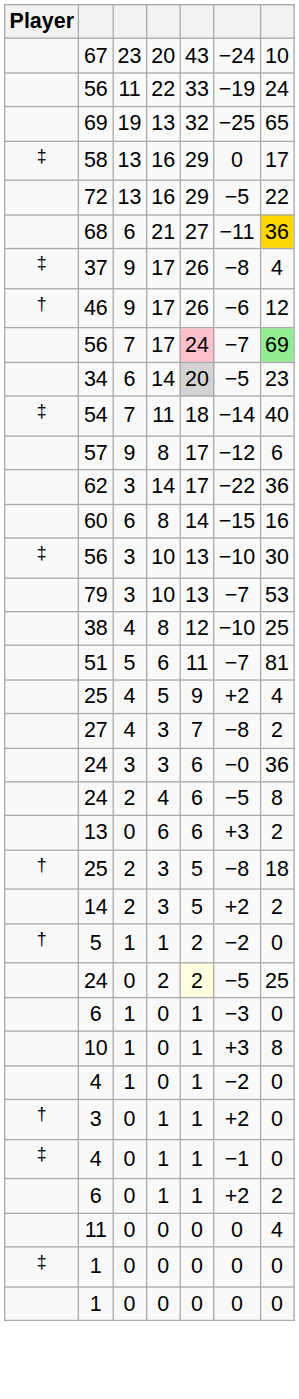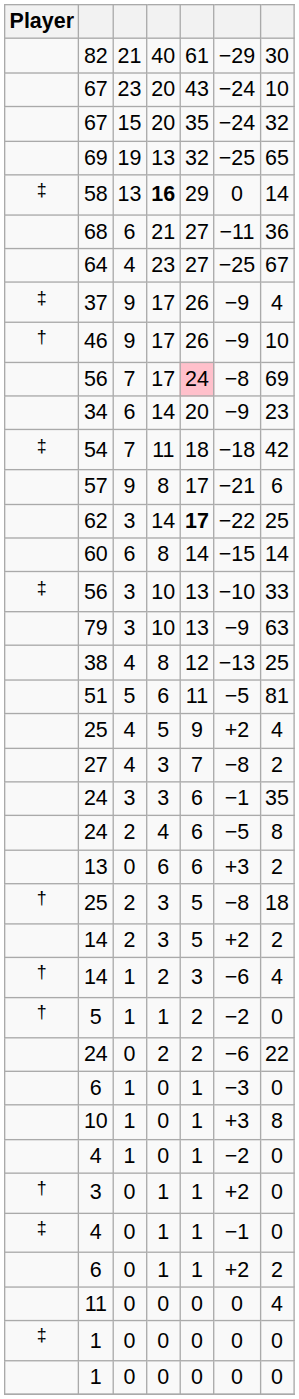+ row: (96, 55)
+ row: (96, 123)
- row: (96, 89)
(163, 160) normal -> (163, 194) bold
(277, 160) 17 -> (277, 194) 14
- row: (96, 197)
(277, 231) gold background -> (277, 231) no background
+ row: (96, 265)
(237, 268) −8 -> (237, 302) −9
(237, 308) −6 -> (237, 342) −9
(277, 308) 12 -> (277, 342) 10
(237, 344) −7 -> (237, 378) −8
(277, 344) lightgreen background -> (277, 378) no background
(197, 378) lightgrey background -> (197, 412) no background
(237, 378) −5 -> (237, 412) −9
(237, 415) −14 -> (237, 449) −18
(277, 415) 40 -> (277, 449) 42
(237, 452) −12 -> (237, 486) −21
(197, 486) normal -> (197, 520) bold
(277, 486) 36 -> (277, 520) 25
(277, 520) 16 -> (277, 554) 14
(277, 557) 30 -> (277, 591) 33
(237, 594) −7 -> (237, 628) −9
(277, 594) 53 -> (277, 628) 63
(237, 628) −10 -> (237, 662) −13
(237, 662) −7 -> (237, 696) −5
(237, 764) −0 -> (237, 798) −1
(277, 764) 36 -> (277, 798) 35
+ row: (96, 977)
(197, 980) lightyellow background -> (197, 1053) no background
(237, 980) −5 -> (237, 1053) −6
(277, 980) 25 -> (277, 1053) 22
